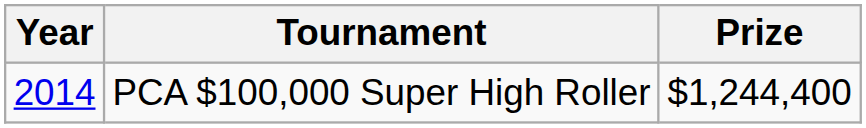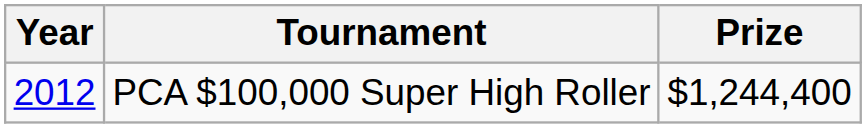(55, 92) 2014 -> (55, 92) 2012
